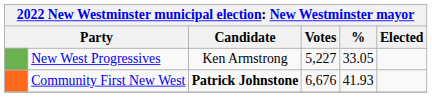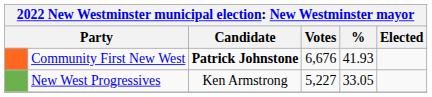rows swapped: (108, 80) <-> (96, 59)
